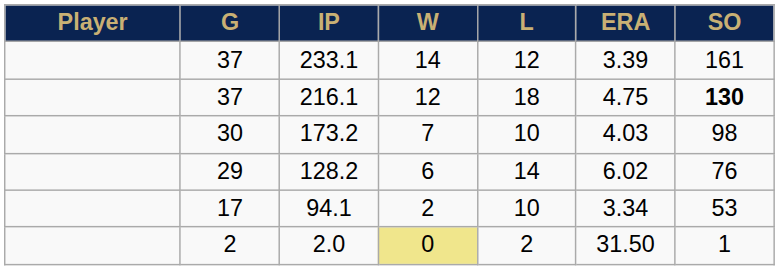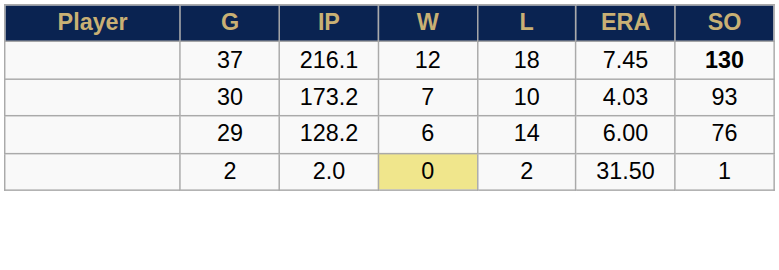- row: (329, 60)
(626, 97) 4.75 -> (626, 60) 7.45
(725, 134) 98 -> (725, 97) 93
(626, 171) 6.02 -> (626, 134) 6.00
- row: (329, 208)
